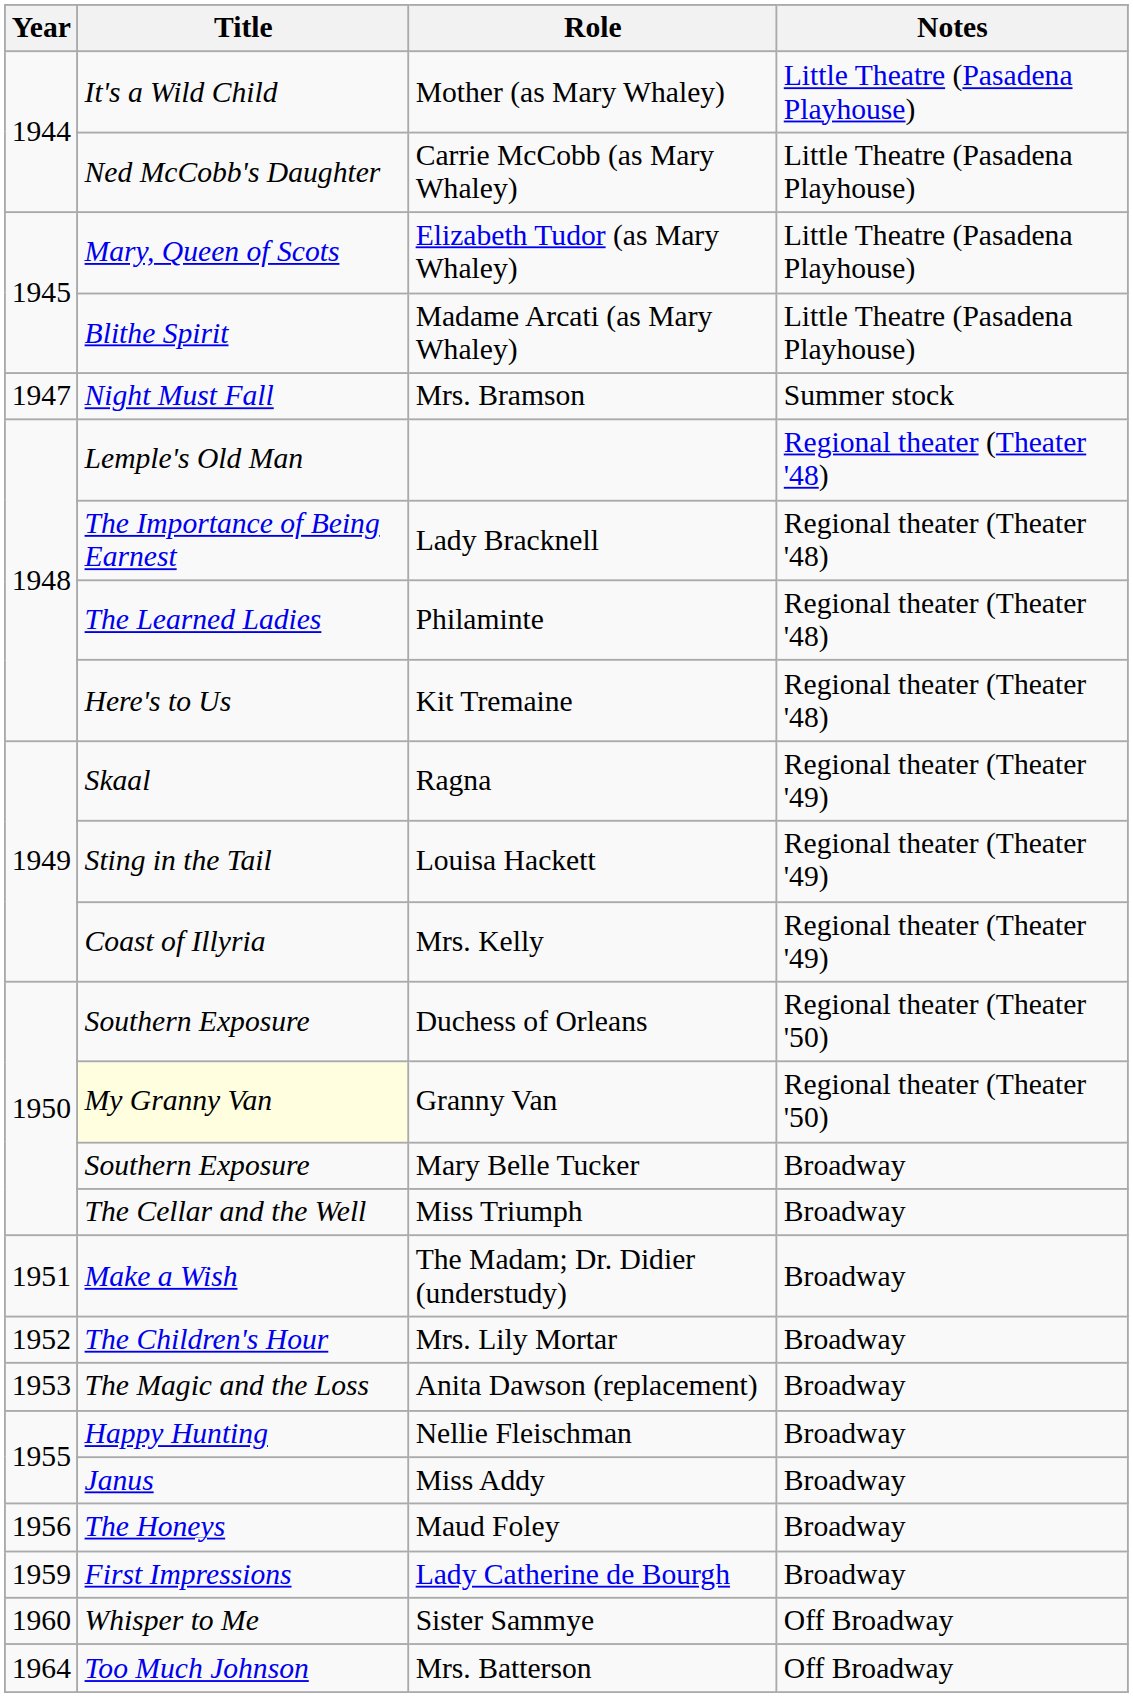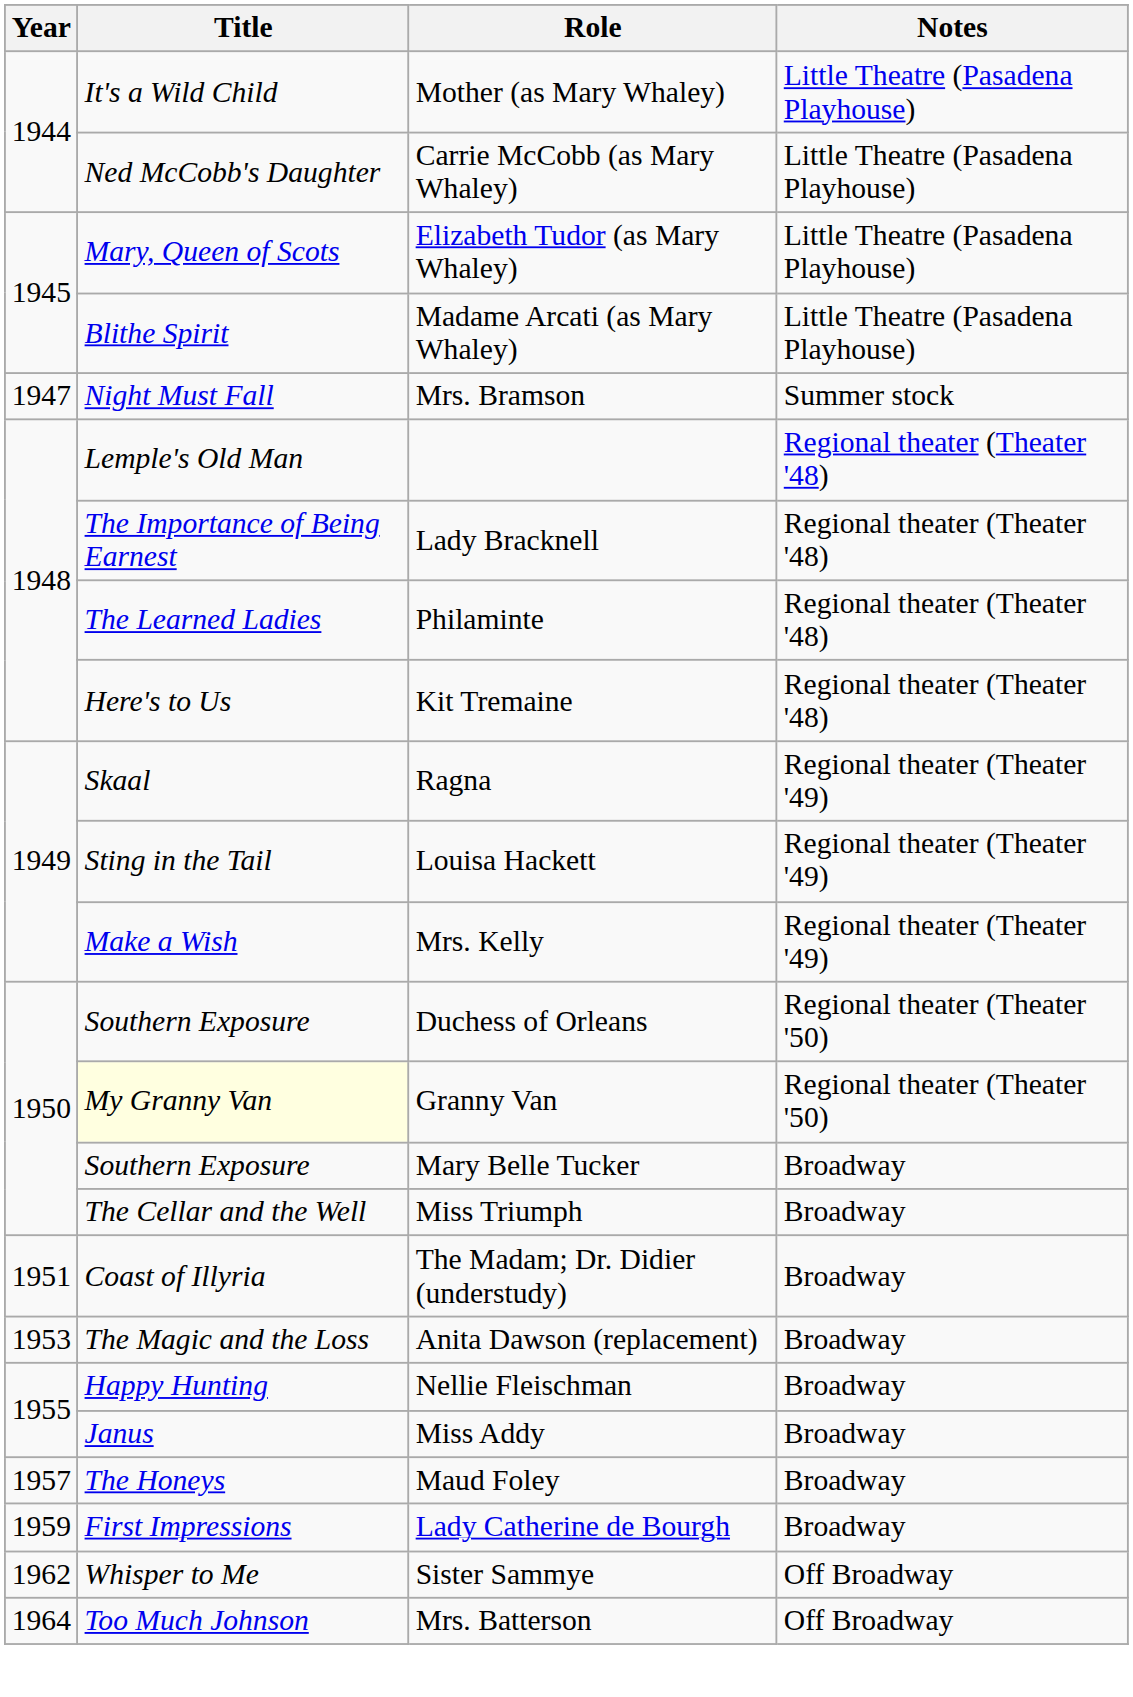(175, 940) Coast of Illyria -> (161, 940) Make a Wish
(161, 1275) Make a Wish -> (175, 1275) Coast of Illyria
- row: (516, 1339)
(41, 1526) 1956 -> (41, 1479) 1957
(41, 1620) 1960 -> (41, 1573) 1962
